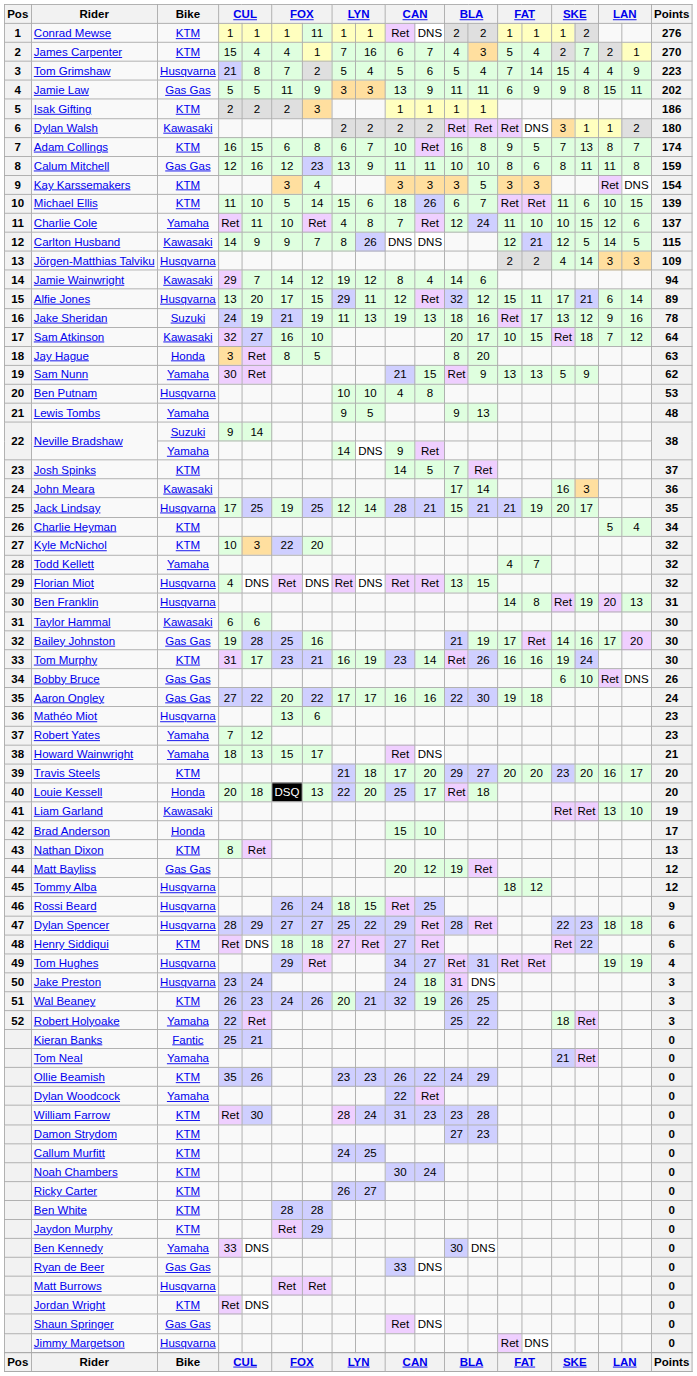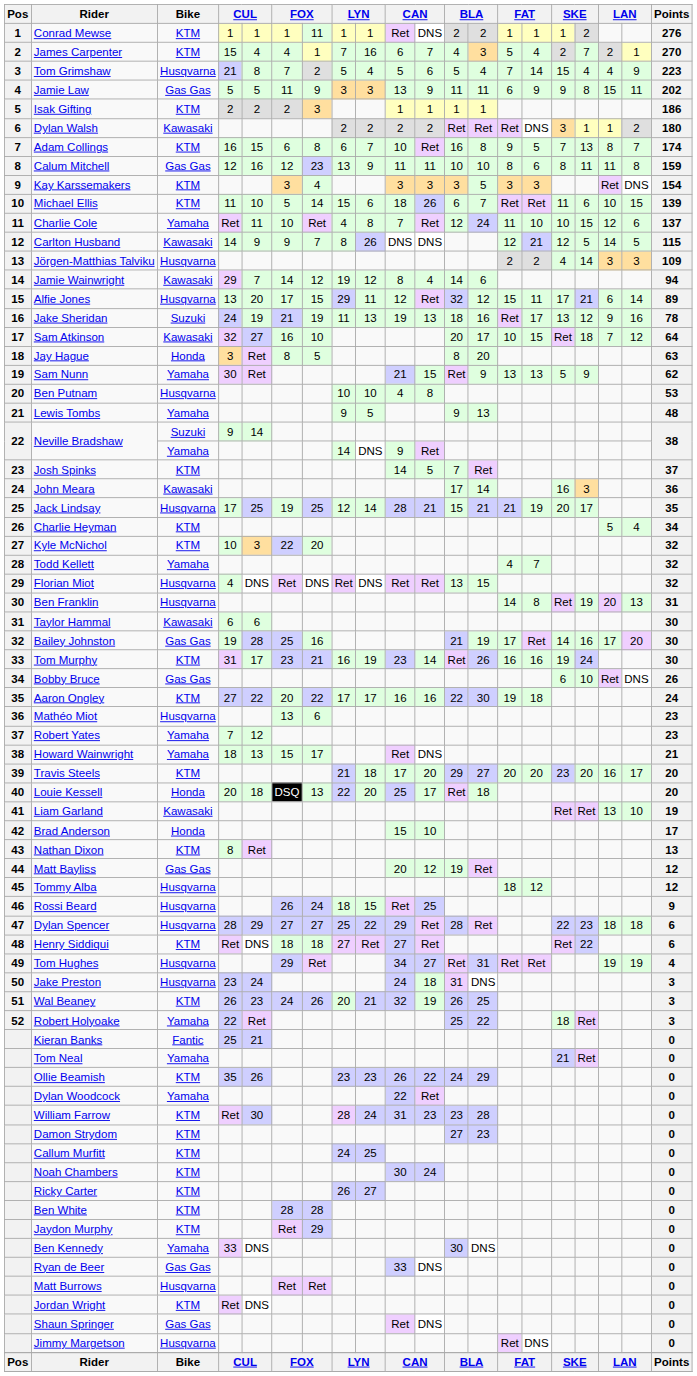(188, 697) Gas Gas -> (188, 697) KTM
